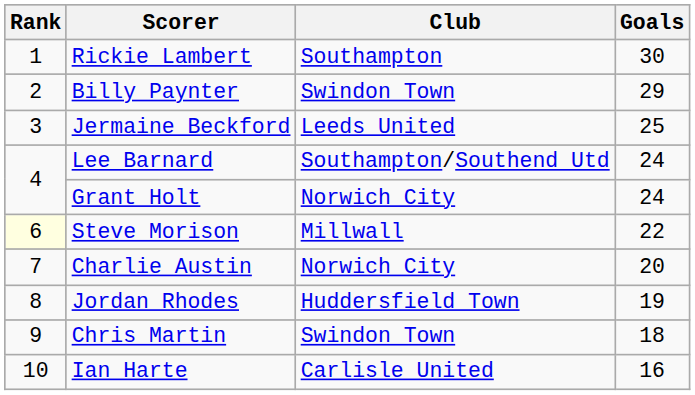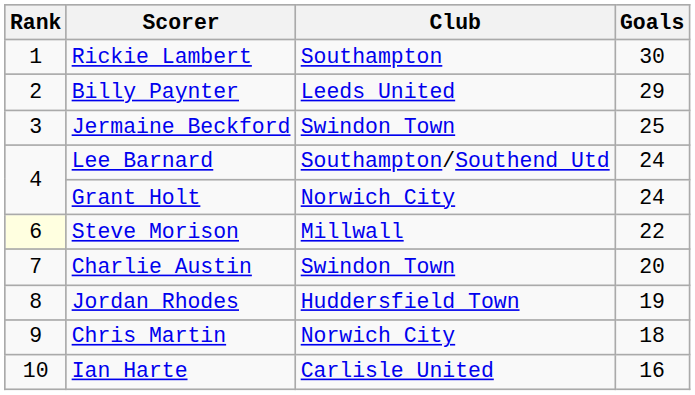(378, 92) Swindon Town -> (378, 92) Leeds United
(378, 127) Leeds United -> (378, 127) Swindon Town
(378, 267) Norwich City -> (378, 267) Swindon Town
(378, 337) Swindon Town -> (378, 337) Norwich City
